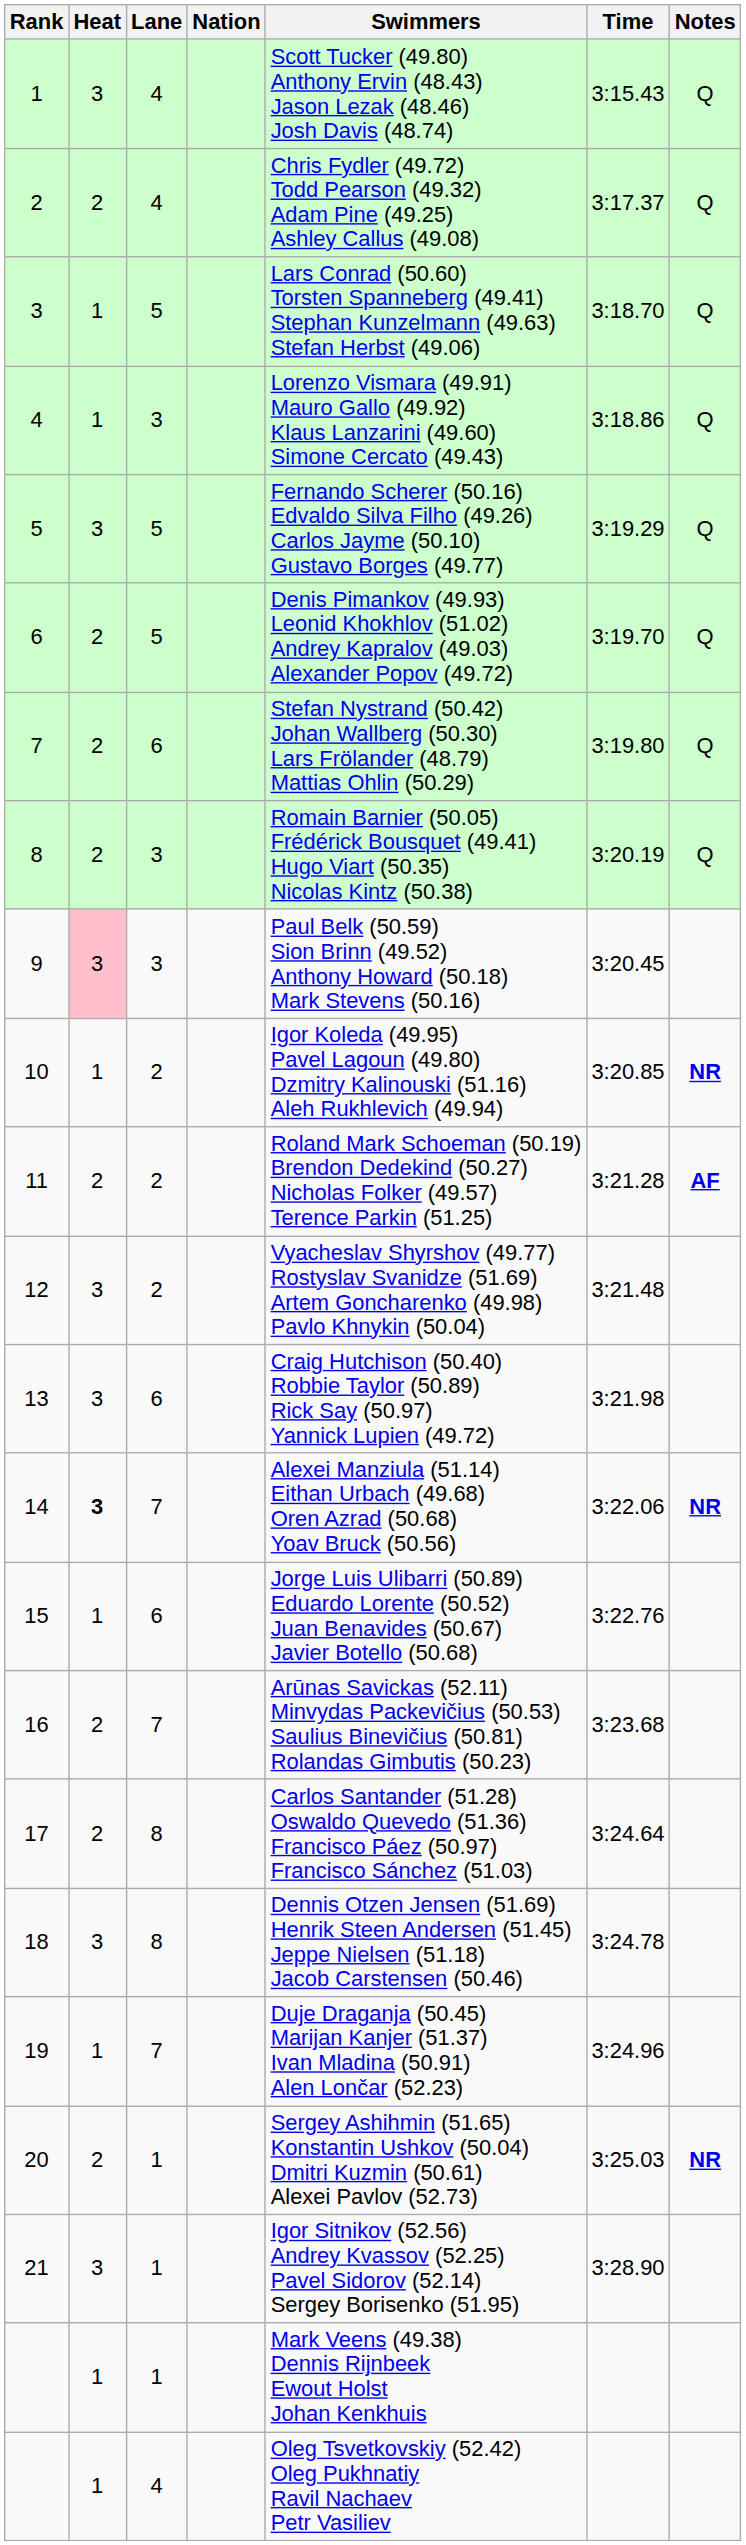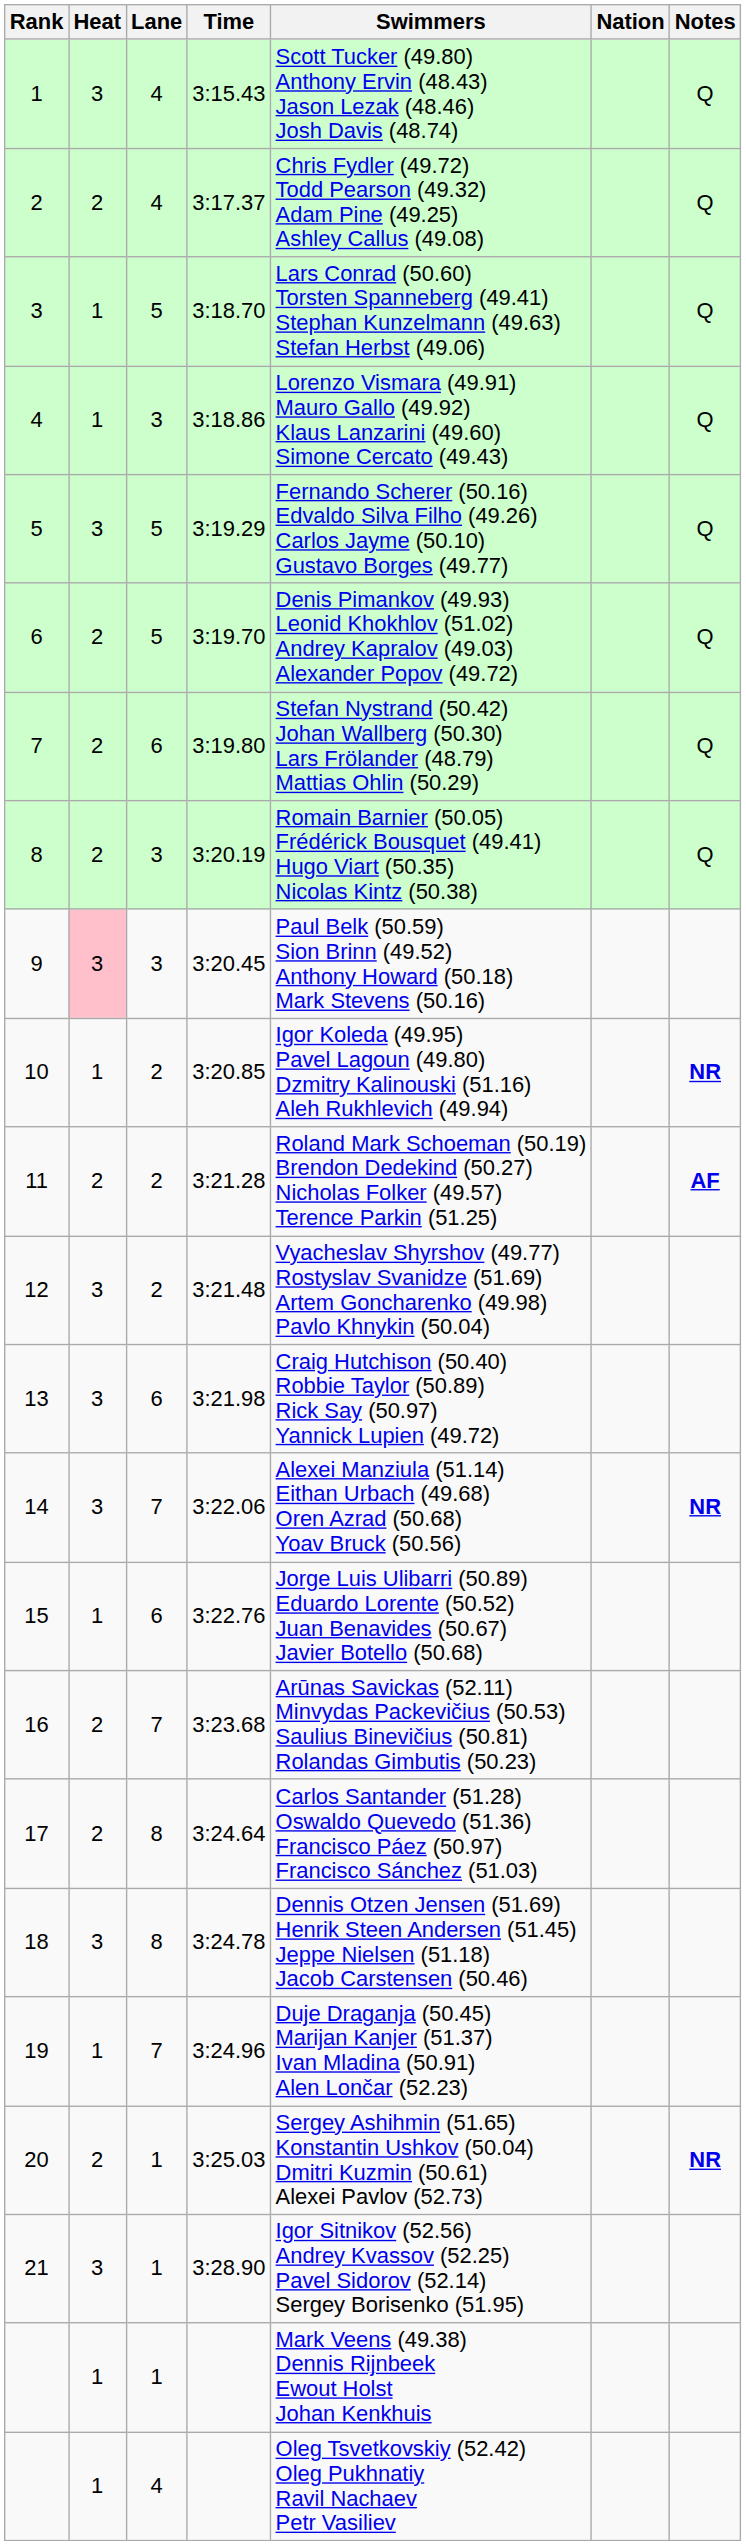columns swapped: (226, 21) <-> (628, 21)
(97, 1507) bold -> (97, 1507) normal
